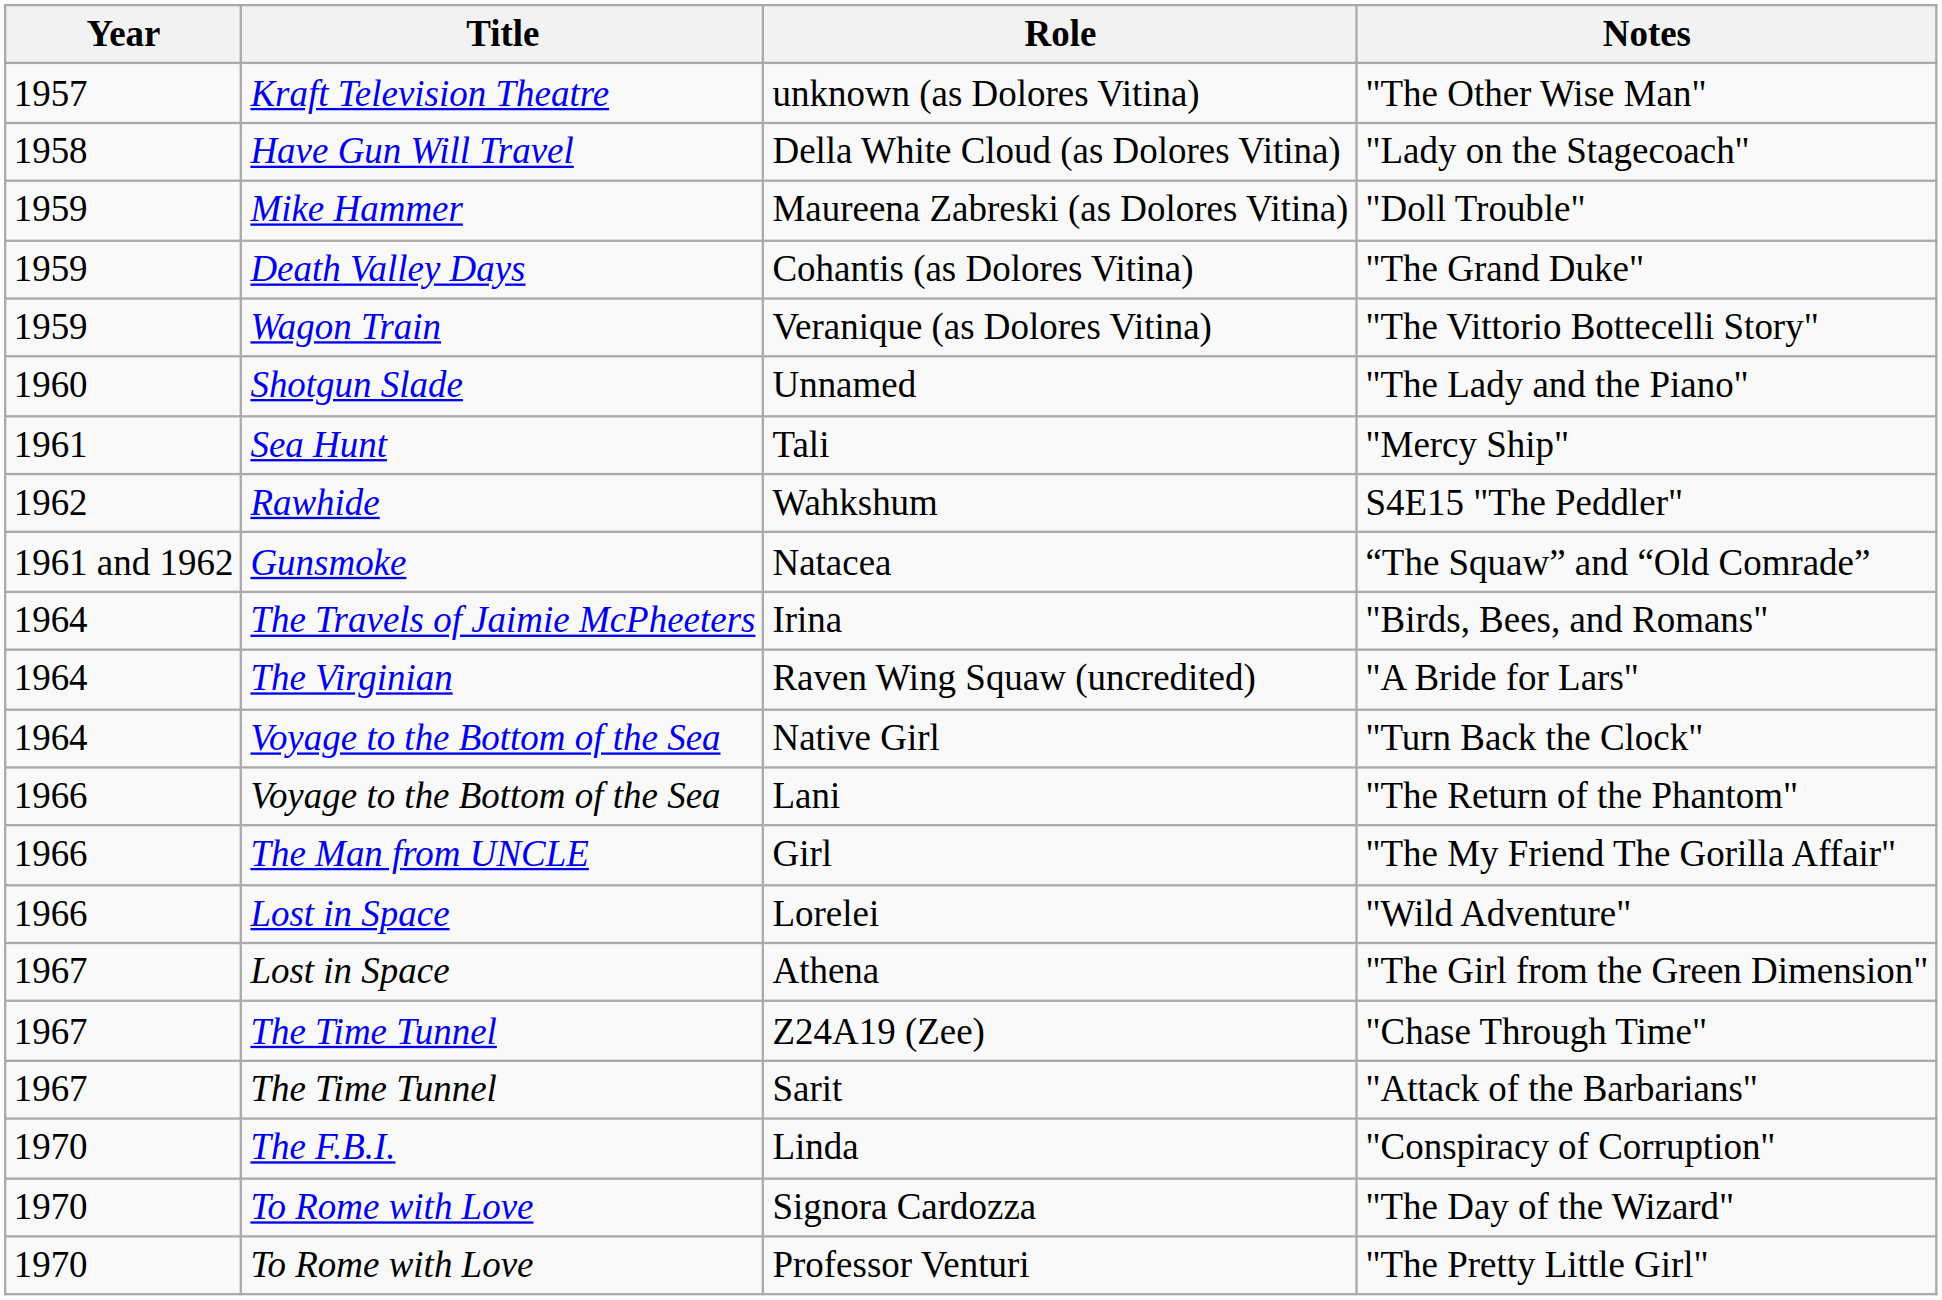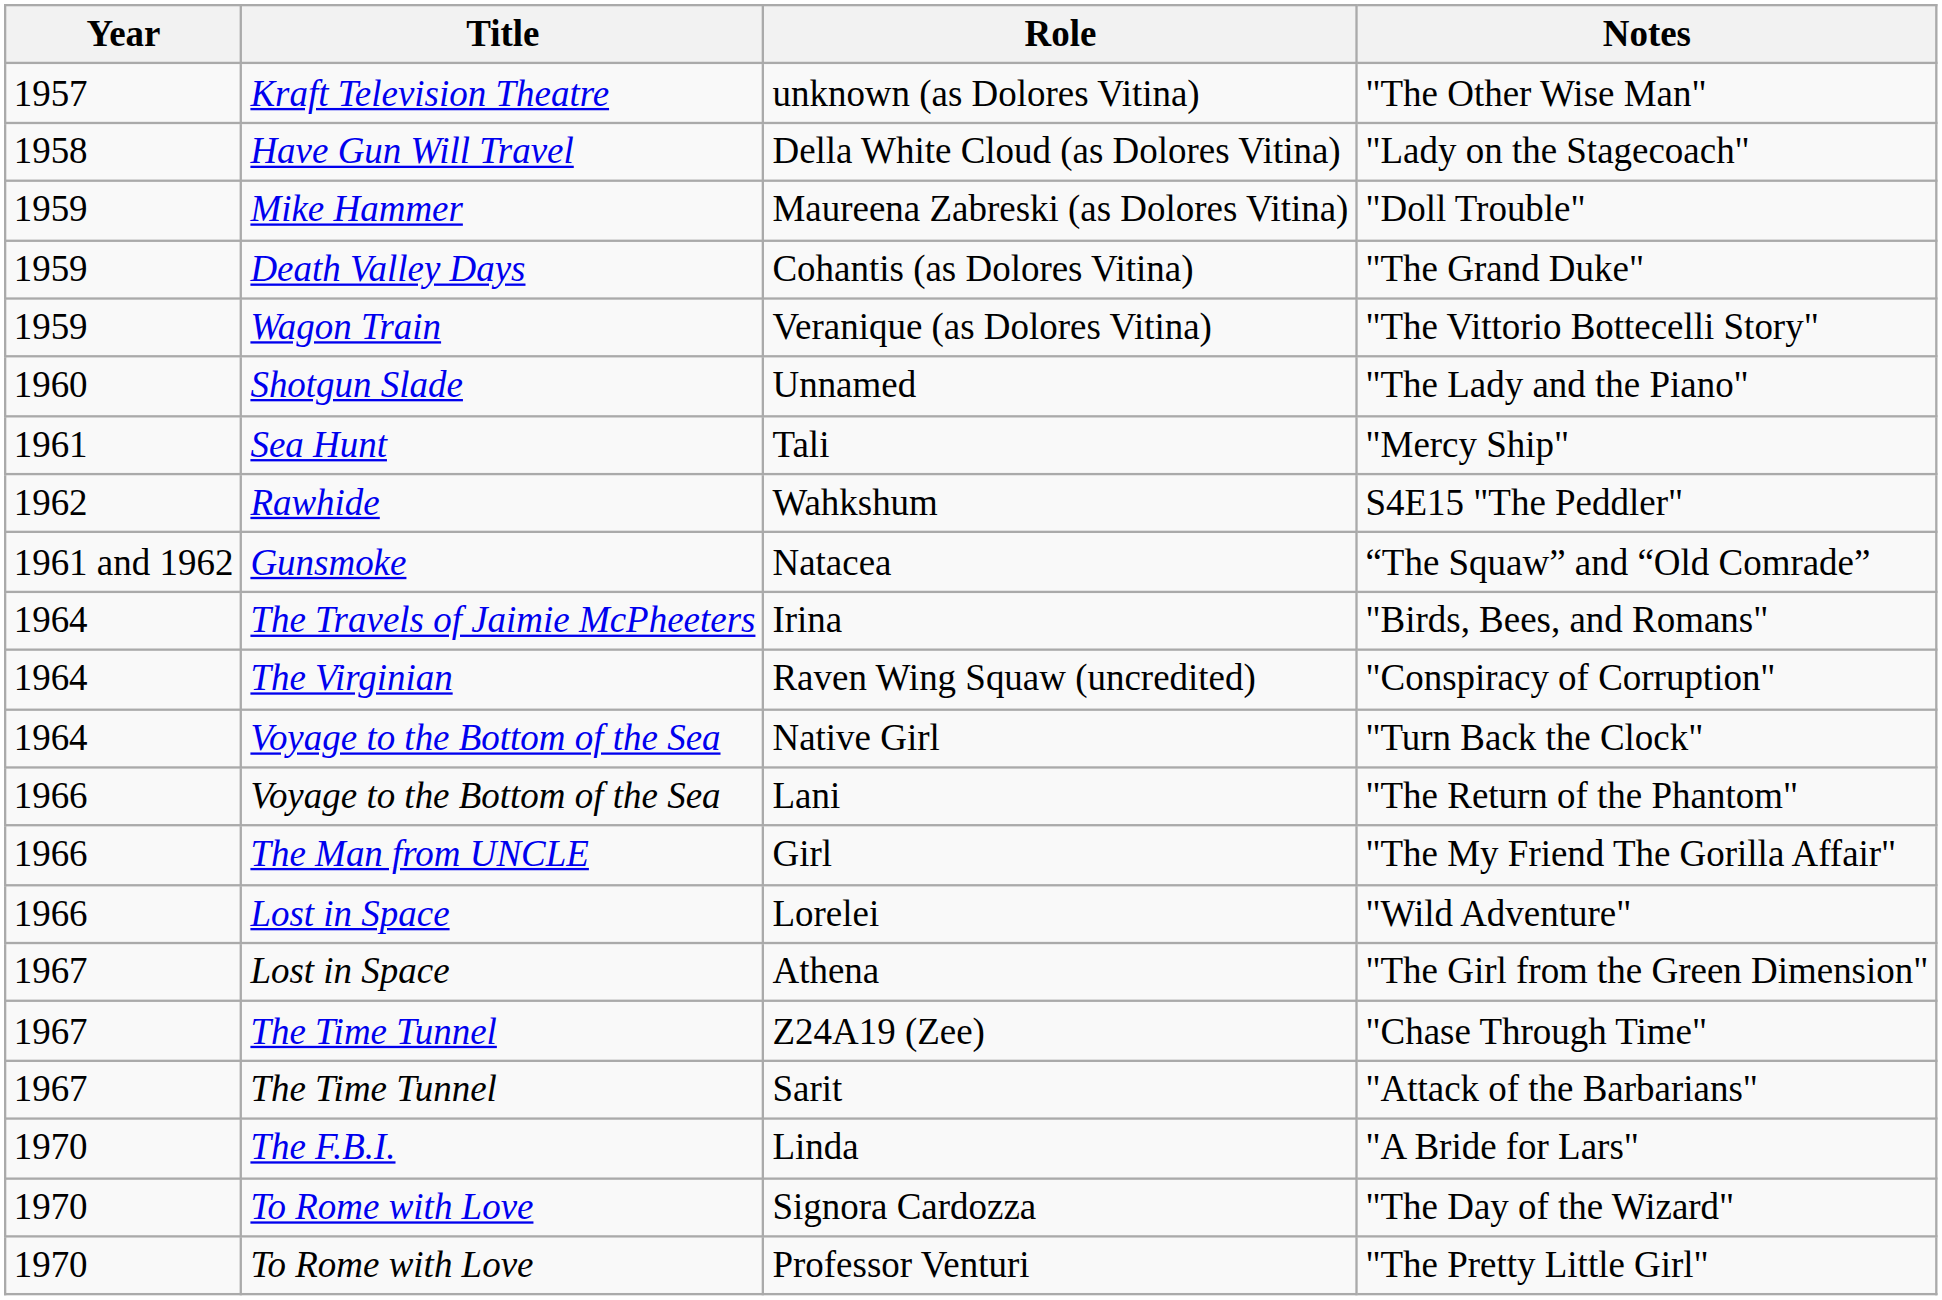(1502, 678) "A Bride for Lars" -> (1570, 678) "Conspiracy of Corruption"
(1570, 1147) "Conspiracy of Corruption" -> (1502, 1147) "A Bride for Lars"
